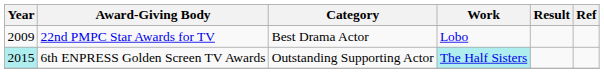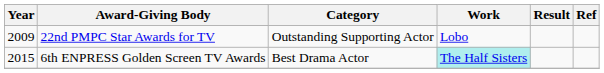(320, 36) Best Drama Actor -> (353, 36) Outstanding Supporting Actor
(21, 57) paleturquoise background -> (21, 57) no background
(353, 57) Outstanding Supporting Actor -> (320, 57) Best Drama Actor
